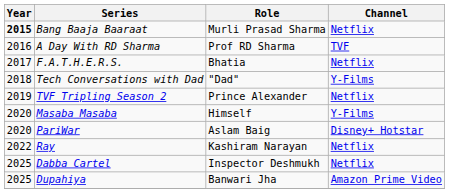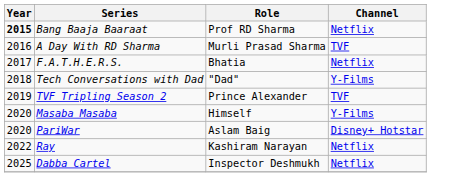(267, 30) Murli Prasad Sharma -> (252, 30) Prof RD Sharma
(252, 46) Prof RD Sharma -> (267, 46) Murli Prasad Sharma
(352, 96) Netflix -> (340, 96) TVF
- row: (61, 180)
